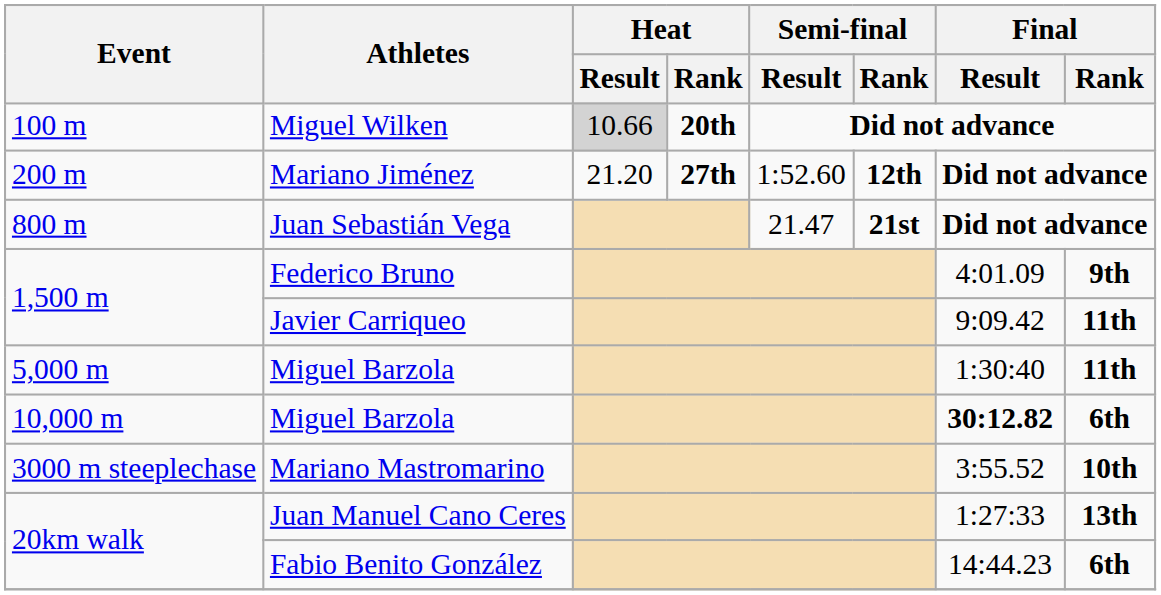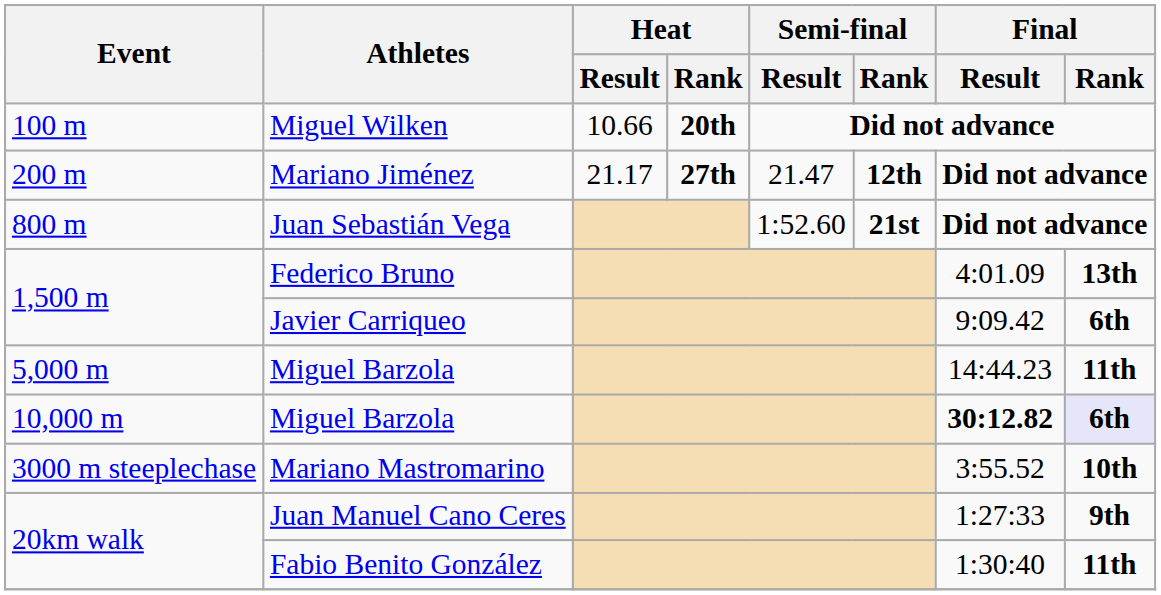(620, 126) lightgrey background -> (620, 126) no background
(620, 175) 21.20 -> (620, 175) 21.17
(801, 175) 1:52.60 -> (801, 175) 21.47
(801, 223) 21.47 -> (801, 223) 1:52.60
(1109, 272) 9th -> (1109, 272) 13th
(1109, 321) 11th -> (1109, 321) 6th
(1000, 370) 1:30:40 -> (1000, 370) 14:44.23
(1109, 418) no background -> (1109, 418) lavender background
(1109, 516) 13th -> (1109, 516) 9th
(1000, 564) 14:44.23 -> (1000, 564) 1:30:40
(1109, 564) 6th -> (1109, 564) 11th
